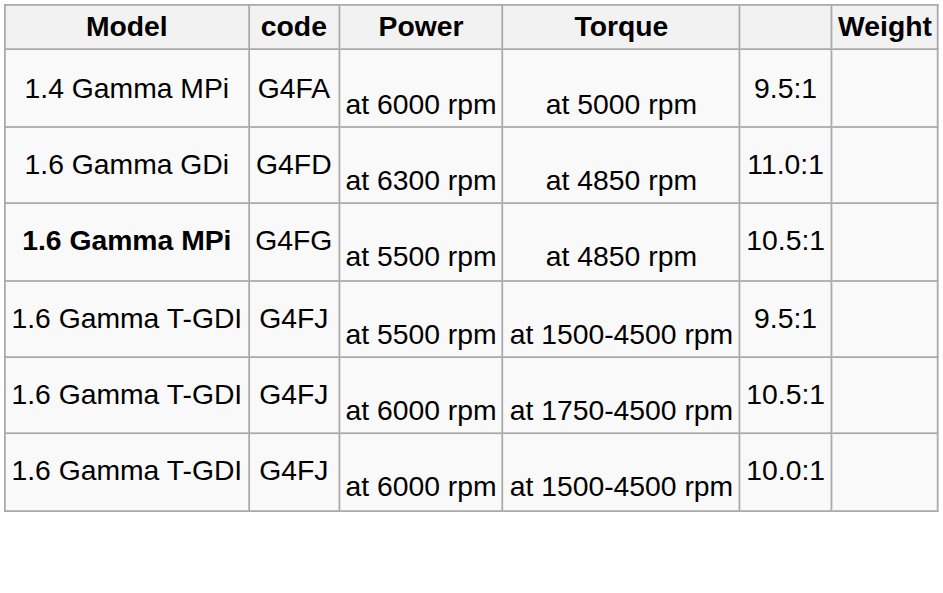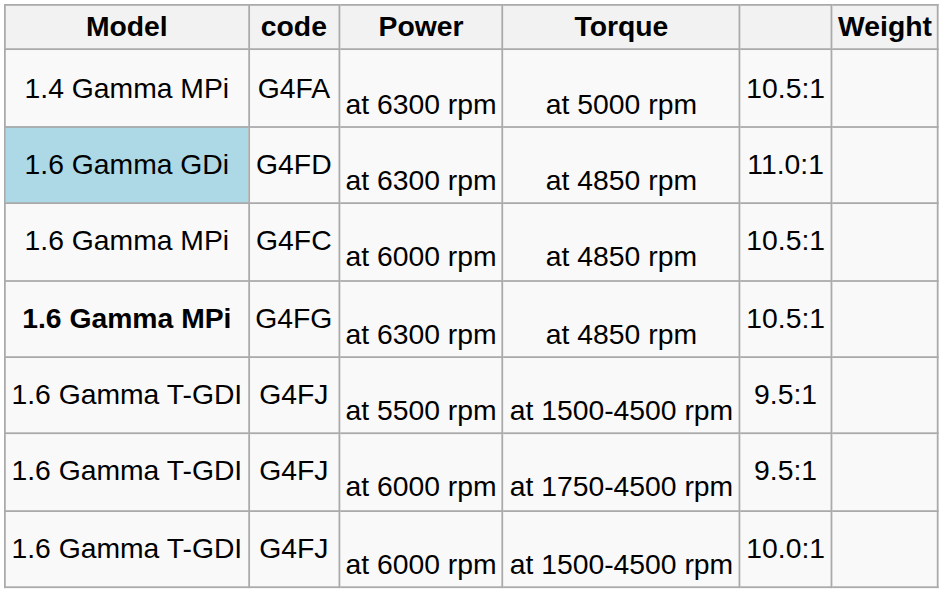(421, 103) at 6000 rpm -> (421, 103) at 6300 rpm
(786, 87) 9.5:1 -> (786, 87) 10.5:1
(127, 164) no background -> (127, 164) lightblue background
+ row: (294, 241)
(421, 257) at 5500 rpm -> (421, 334) at 6300 rpm
(786, 394) 10.5:1 -> (786, 471) 9.5:1
